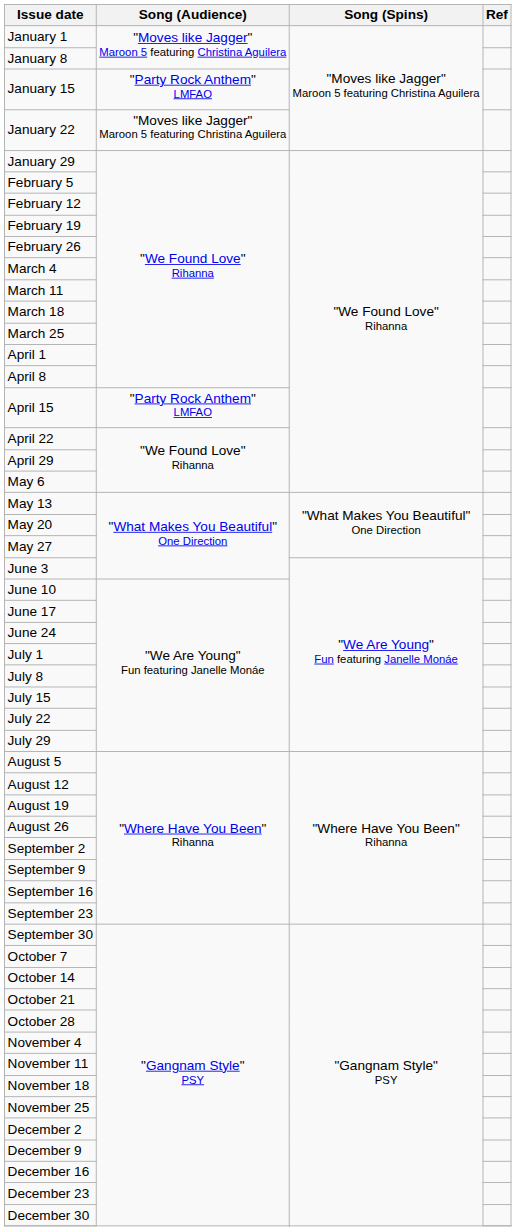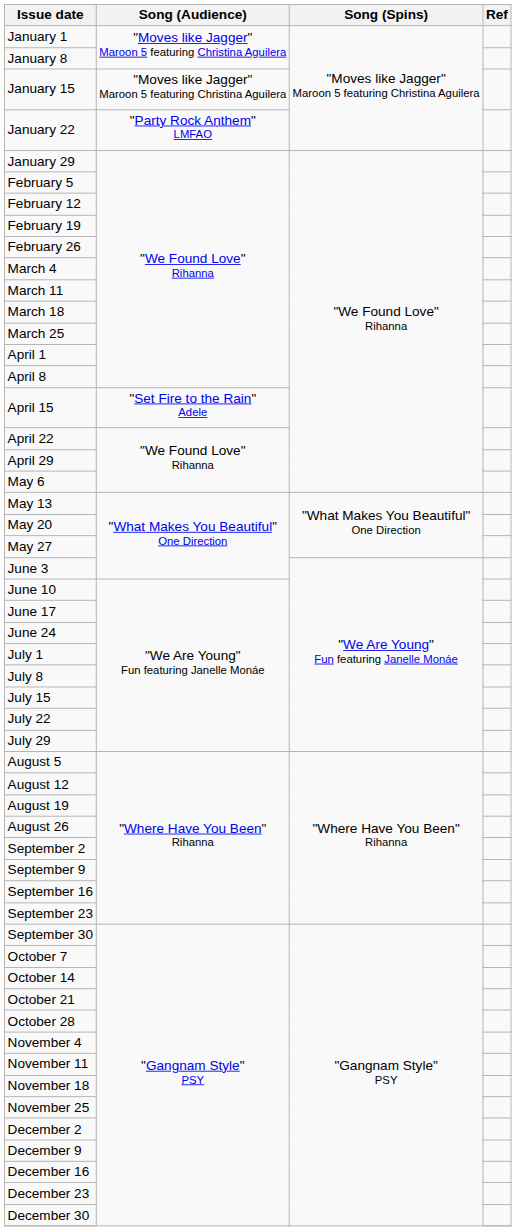(193, 86) "Party Rock Anthem" LMFAO -> (193, 86) "Moves like Jagger" Maroon 5 featuring Christina Aguilera
(193, 127) "Moves like Jagger" Maroon 5 featuring Christina Aguilera -> (193, 127) "Party Rock Anthem" LMFAO
(193, 405) "Party Rock Anthem" LMFAO -> (193, 405) "Set Fire to the Rain" Adele
